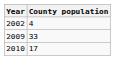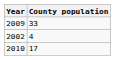rows swapped: (16, 23) <-> (16, 36)
